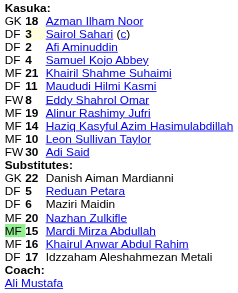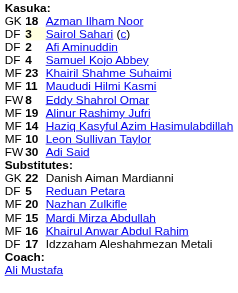(32, 73) 21 -> (32, 73) 23
(13, 86) DF -> (13, 86) MF
- row: (80, 204)
(13, 231) lightgreen background -> (13, 217) no background
